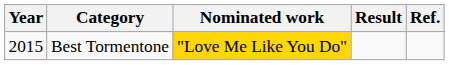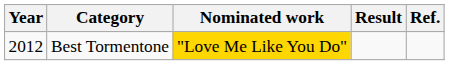(26, 45) 2015 -> (26, 45) 2012
